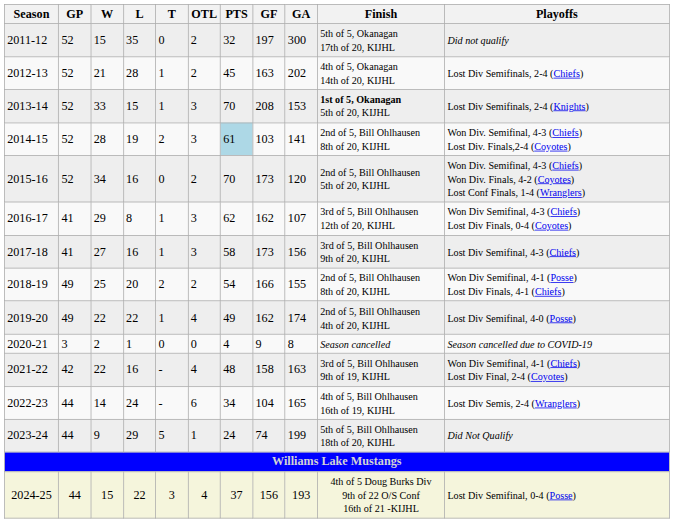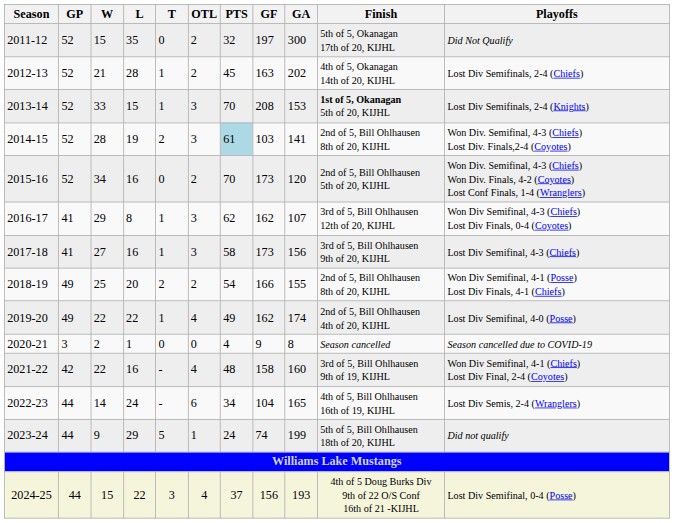(478, 41) Did not qualify -> (480, 41) Did Not Qualify
(297, 369) 163 -> (297, 369) 160
(480, 436) Did Not Qualify -> (478, 436) Did not qualify
